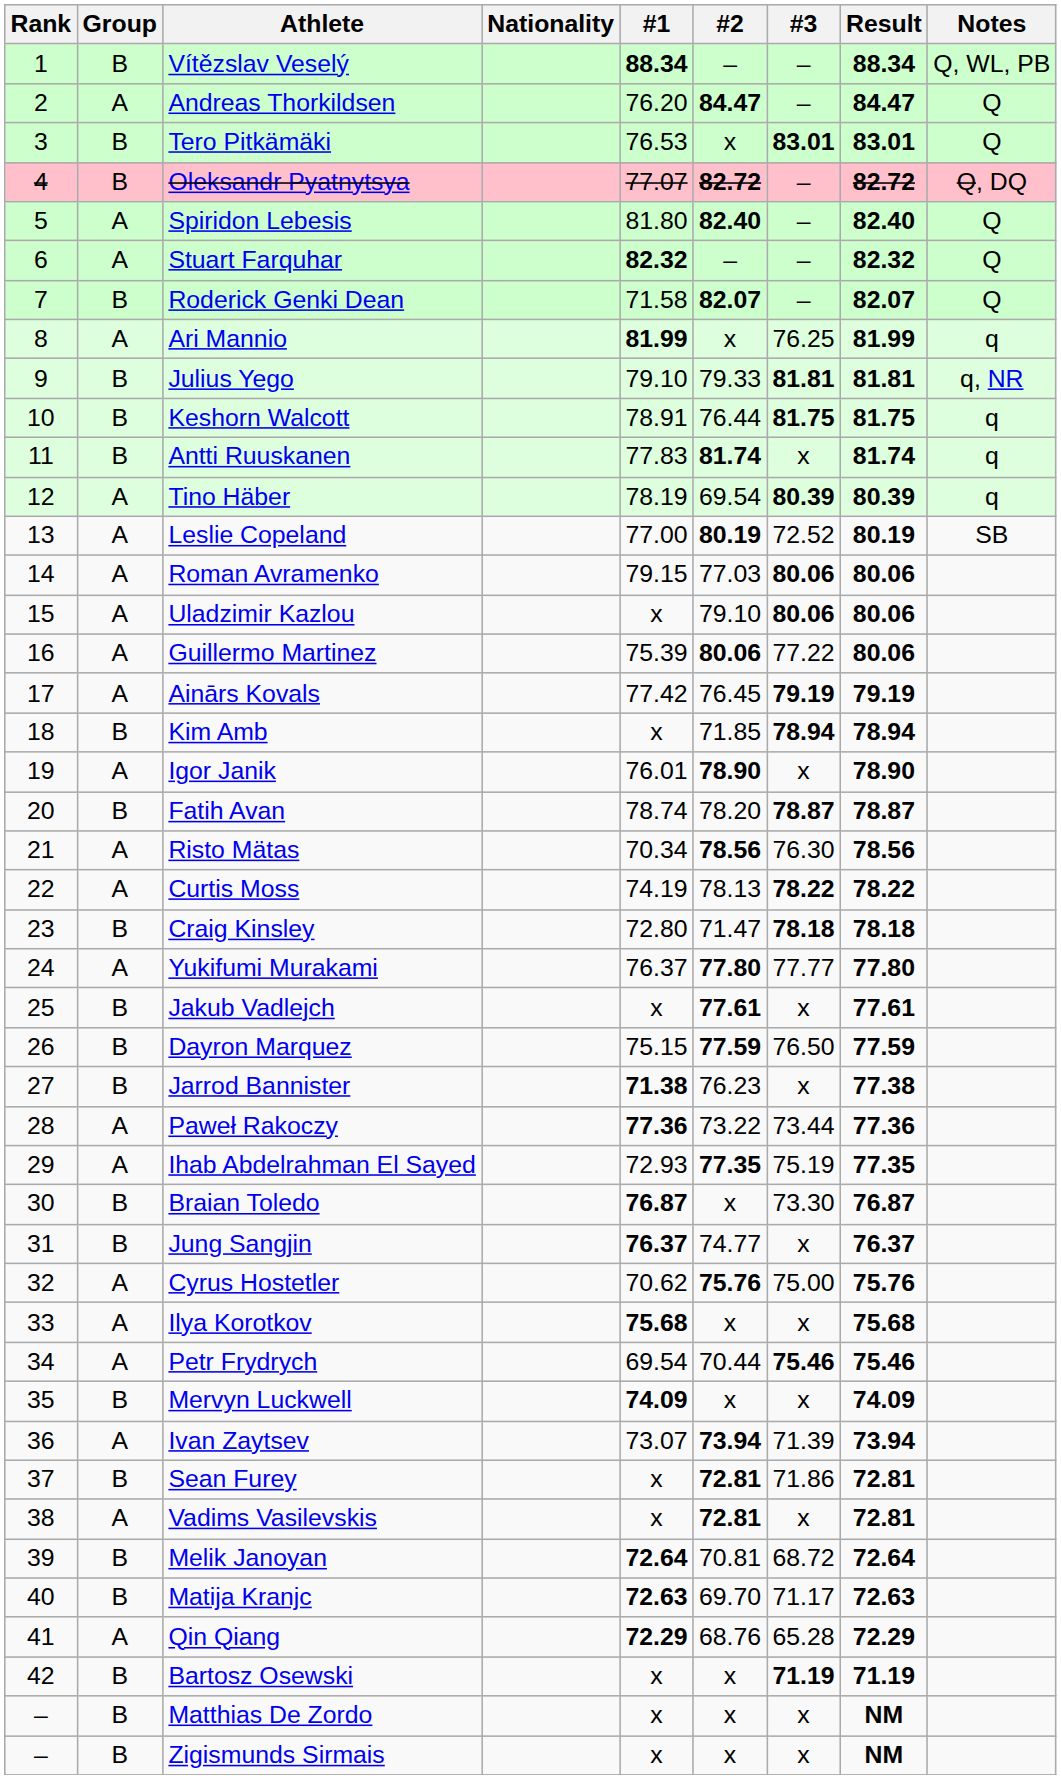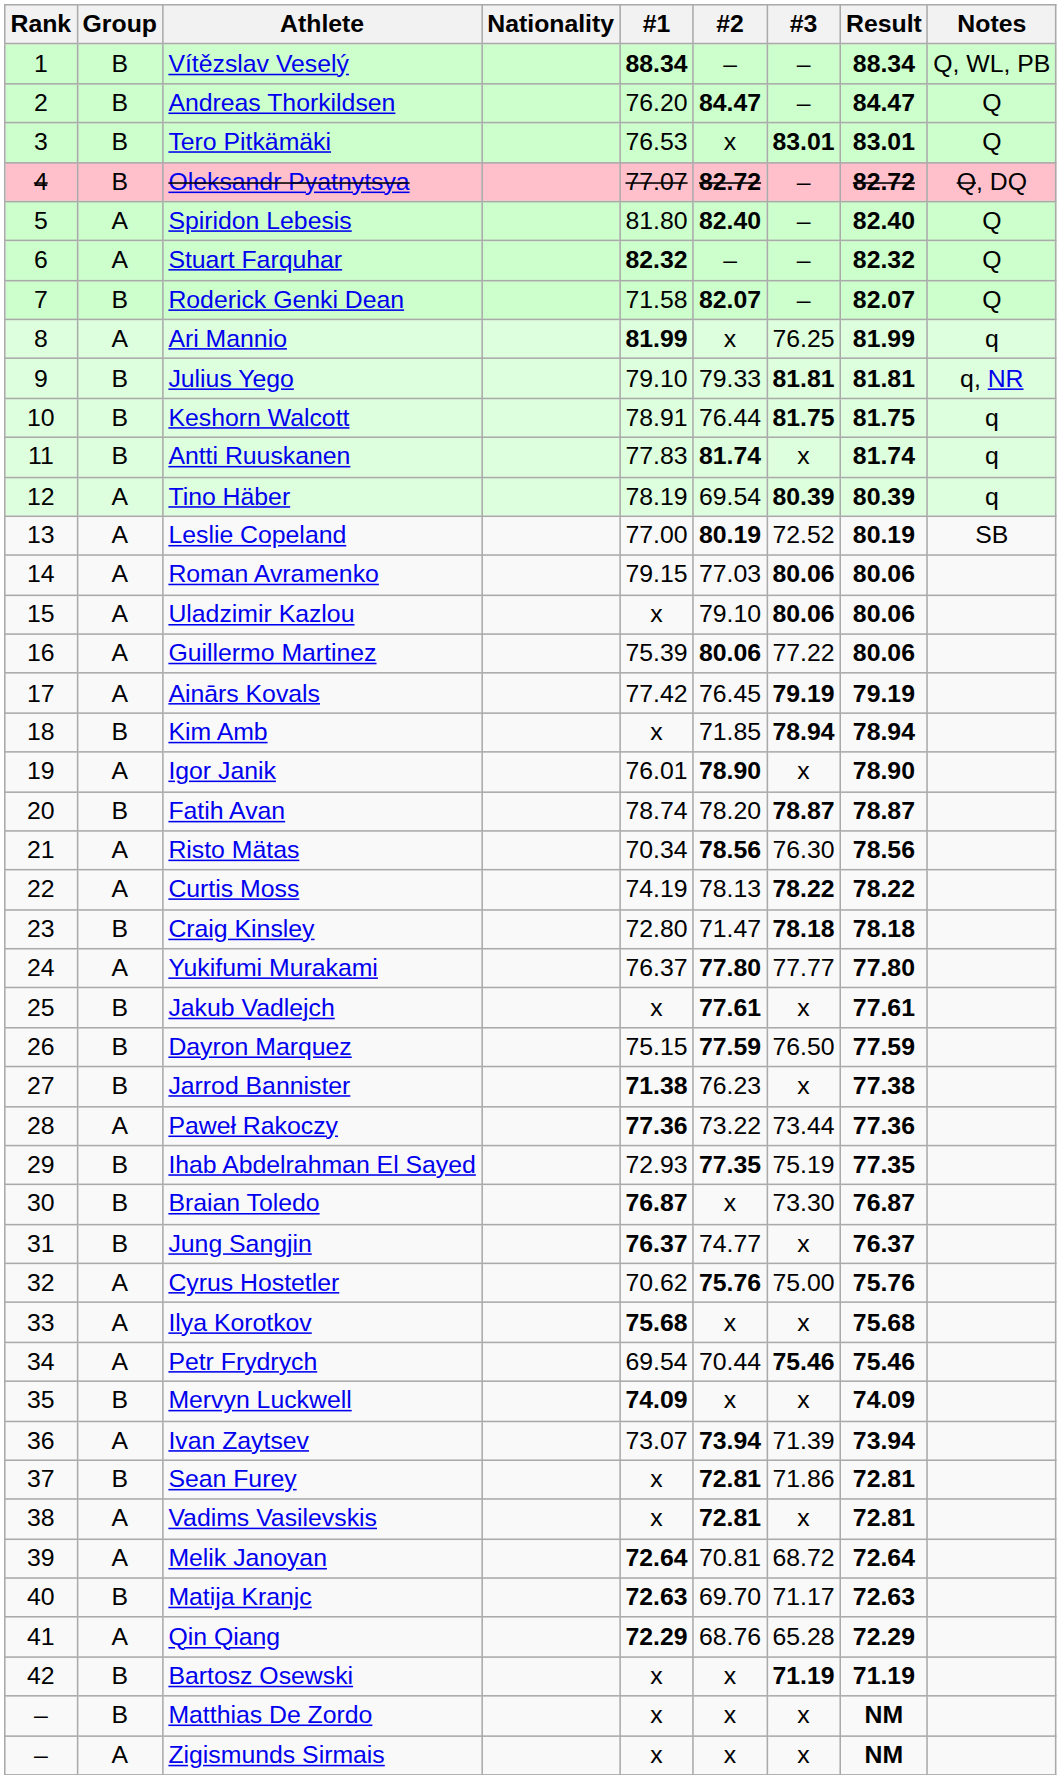(120, 102) A -> (120, 102) B
(120, 1164) A -> (120, 1164) B
(120, 1558) B -> (120, 1558) A
(120, 1754) B -> (120, 1754) A
